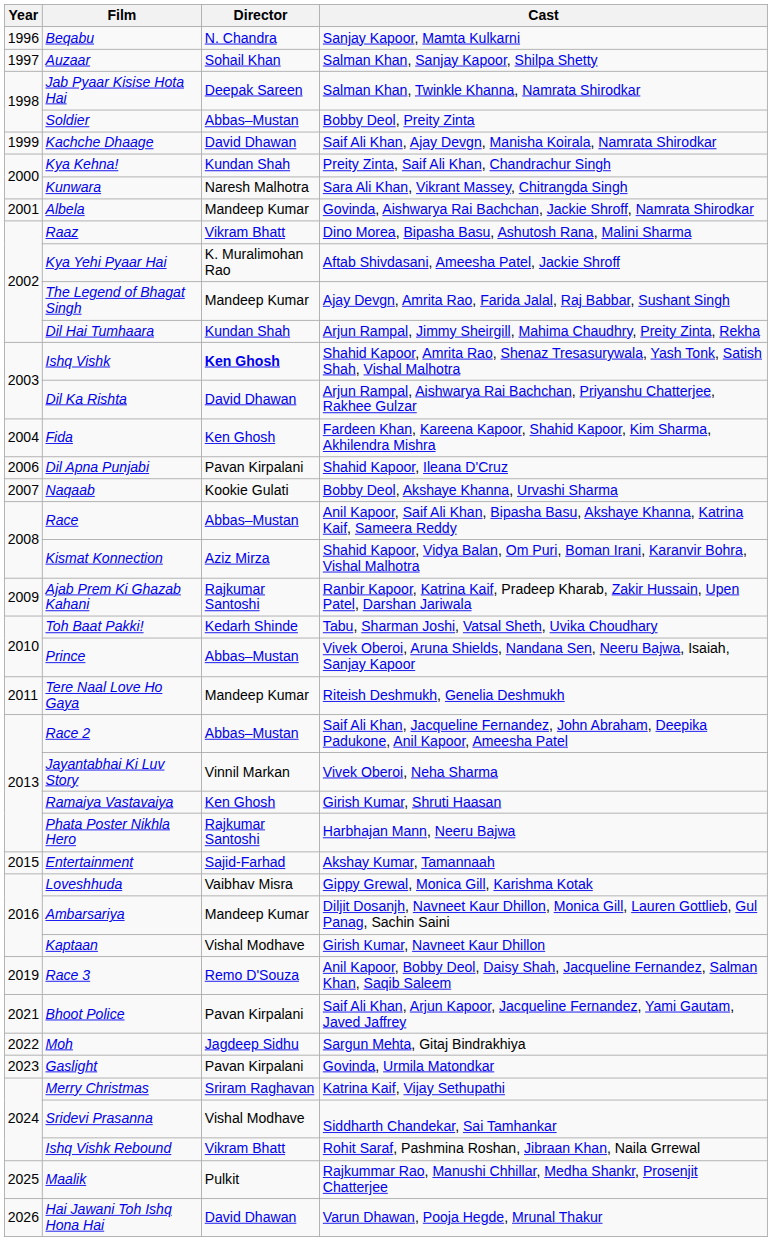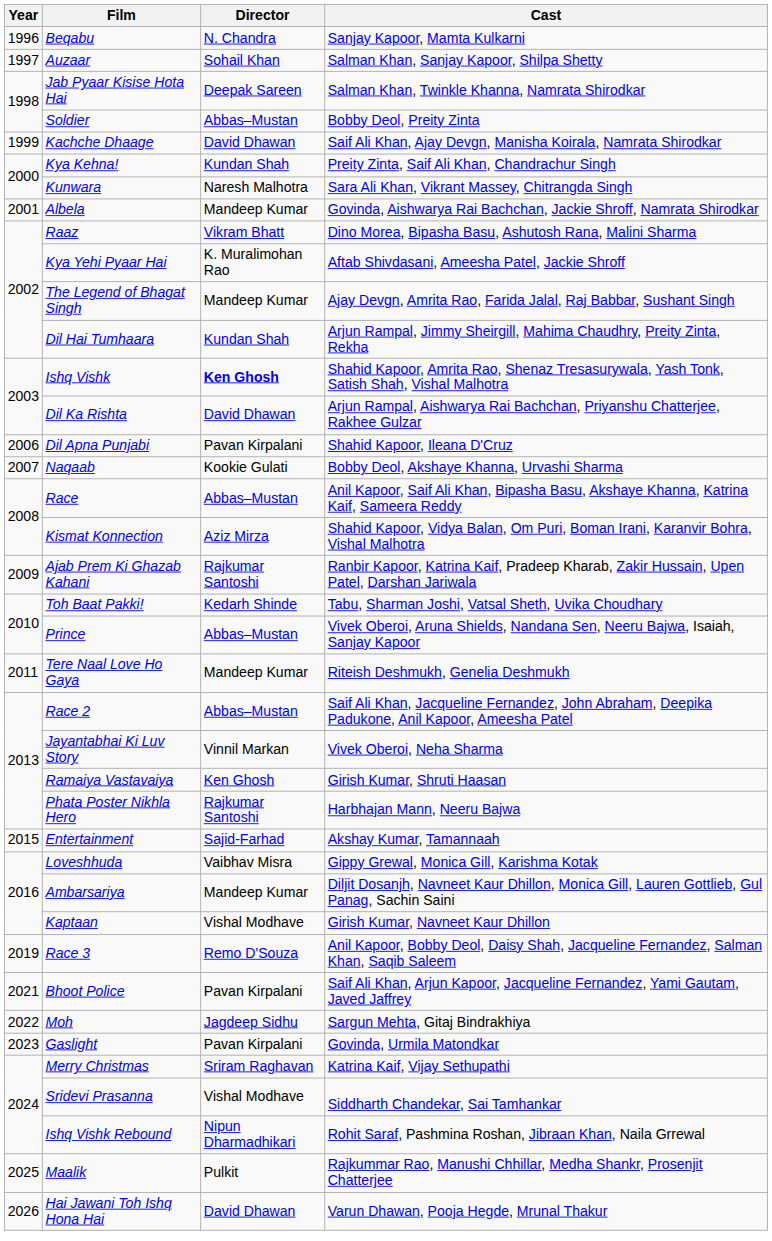- row: (59, 437)
(245, 1149) Vikram Bhatt -> (250, 1134) Nipun Dharmadhikari
